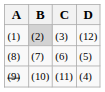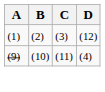(38, 36) lightgrey background -> (38, 36) no background
- row: (14, 56)
